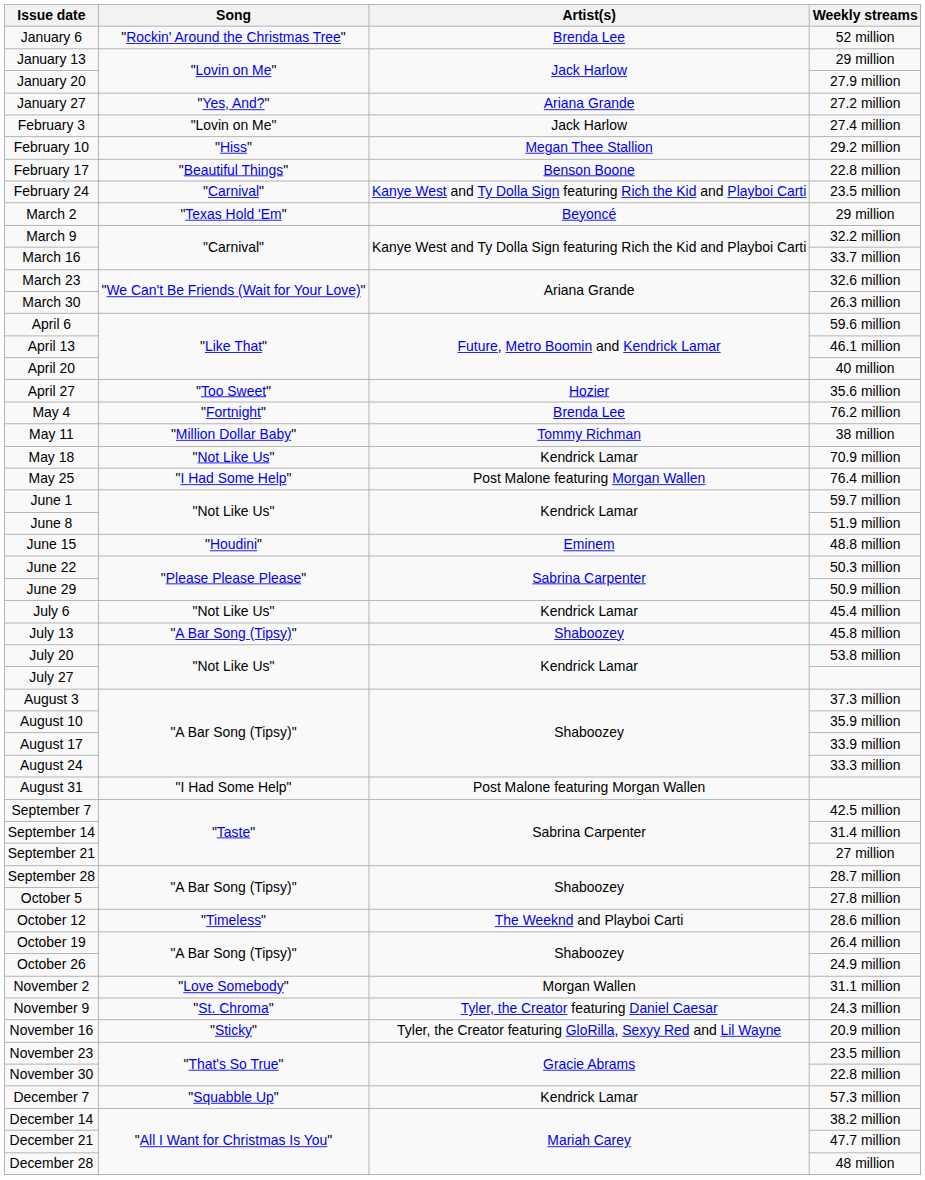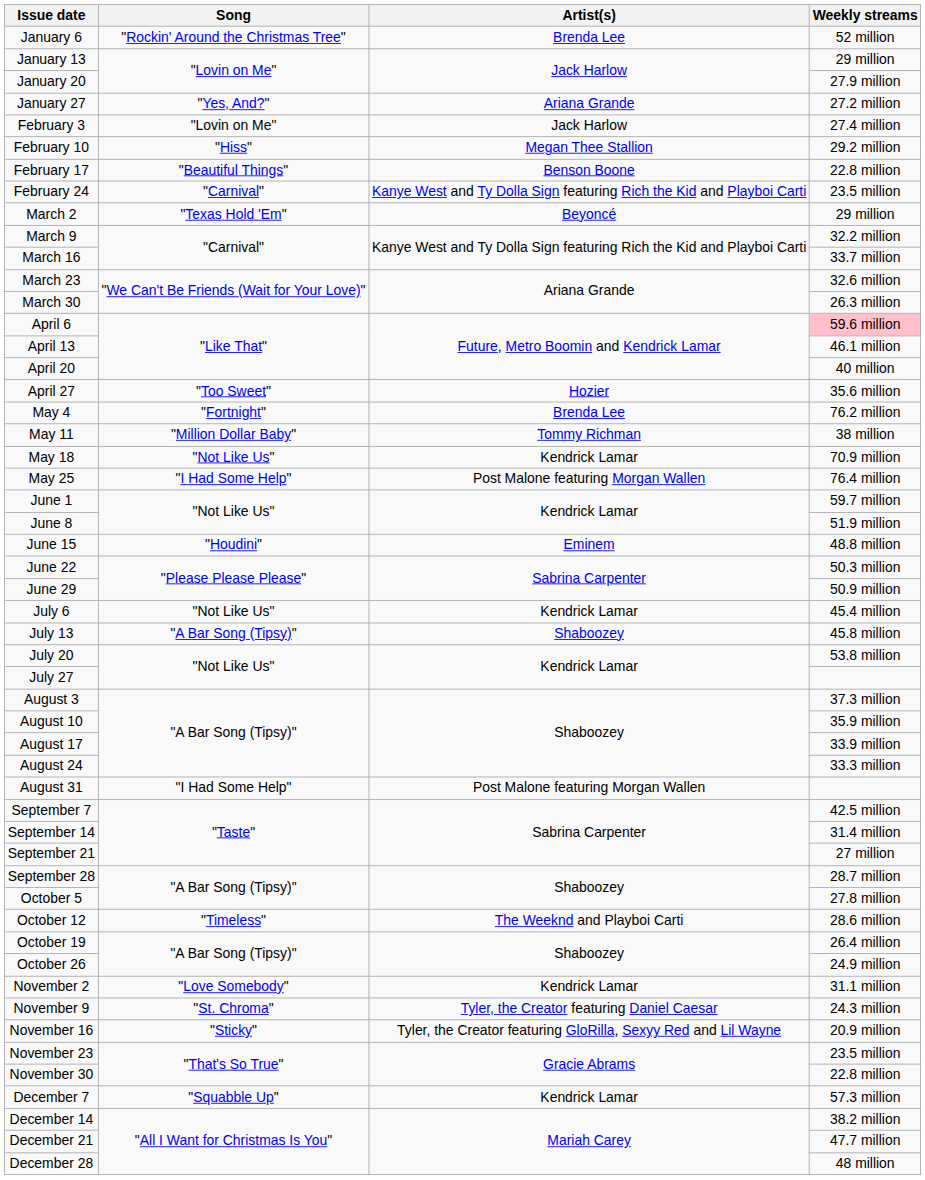(865, 324) no background -> (865, 324) pink background
(589, 986) Morgan Wallen -> (589, 986) Kendrick Lamar
